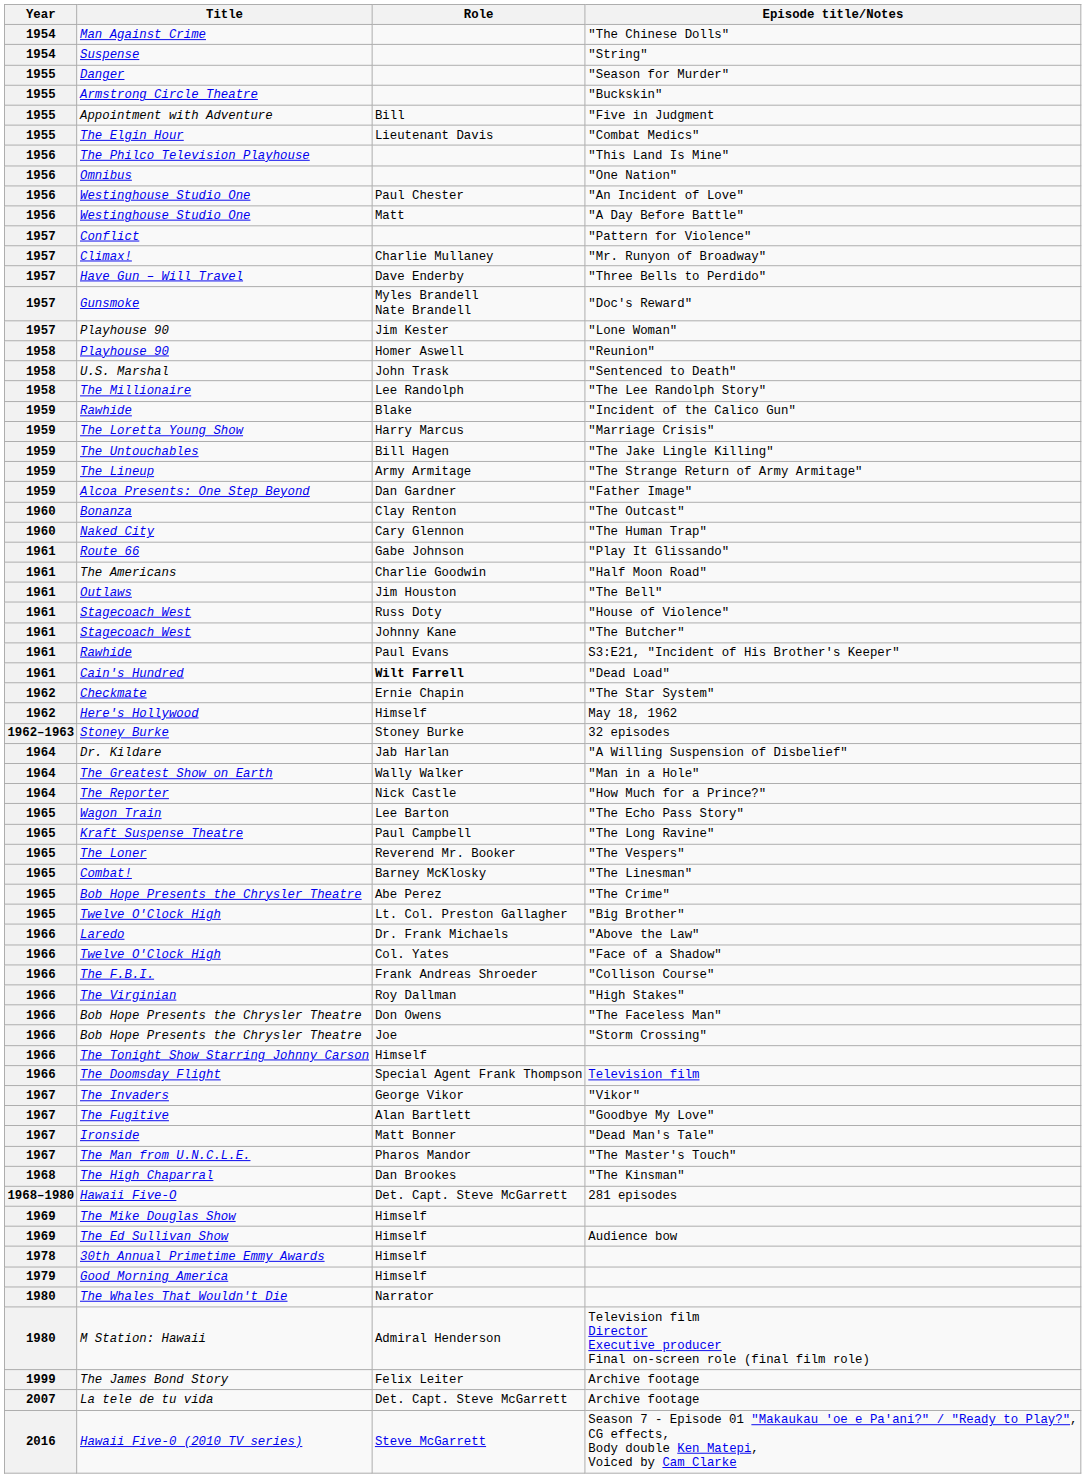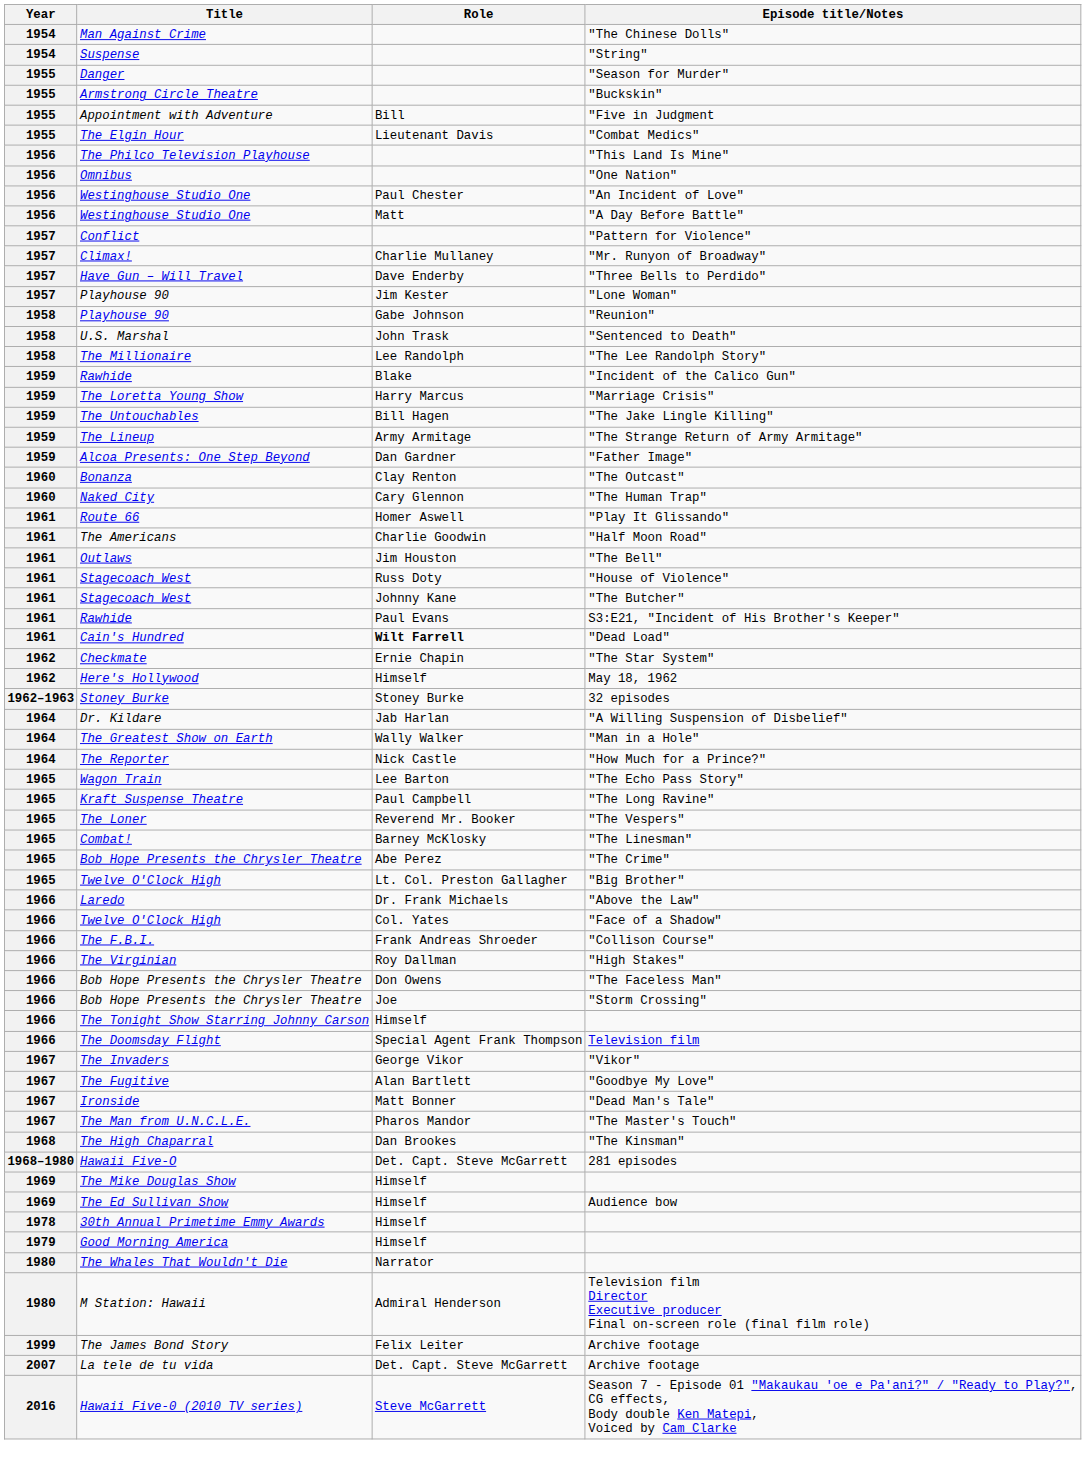- row: (110, 303)
(419, 351) Homer Aswell -> (419, 316) Gabe Johnson
(419, 552) Gabe Johnson -> (419, 518) Homer Aswell
